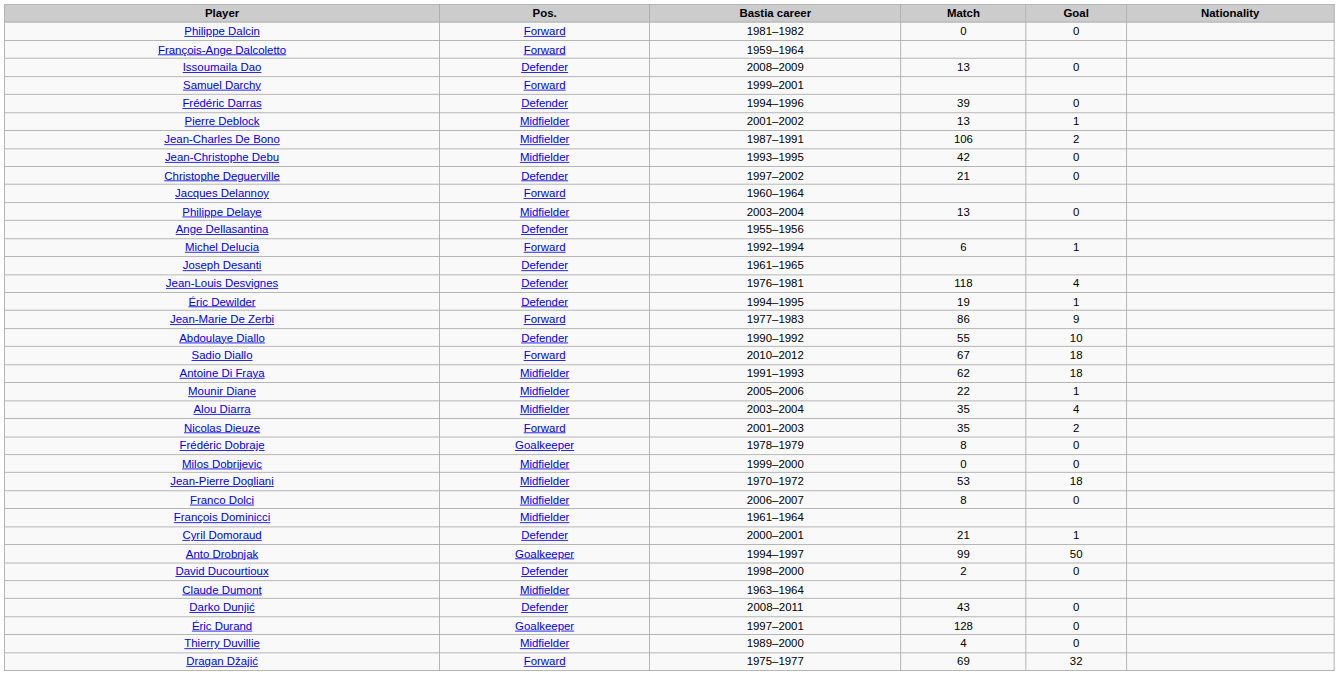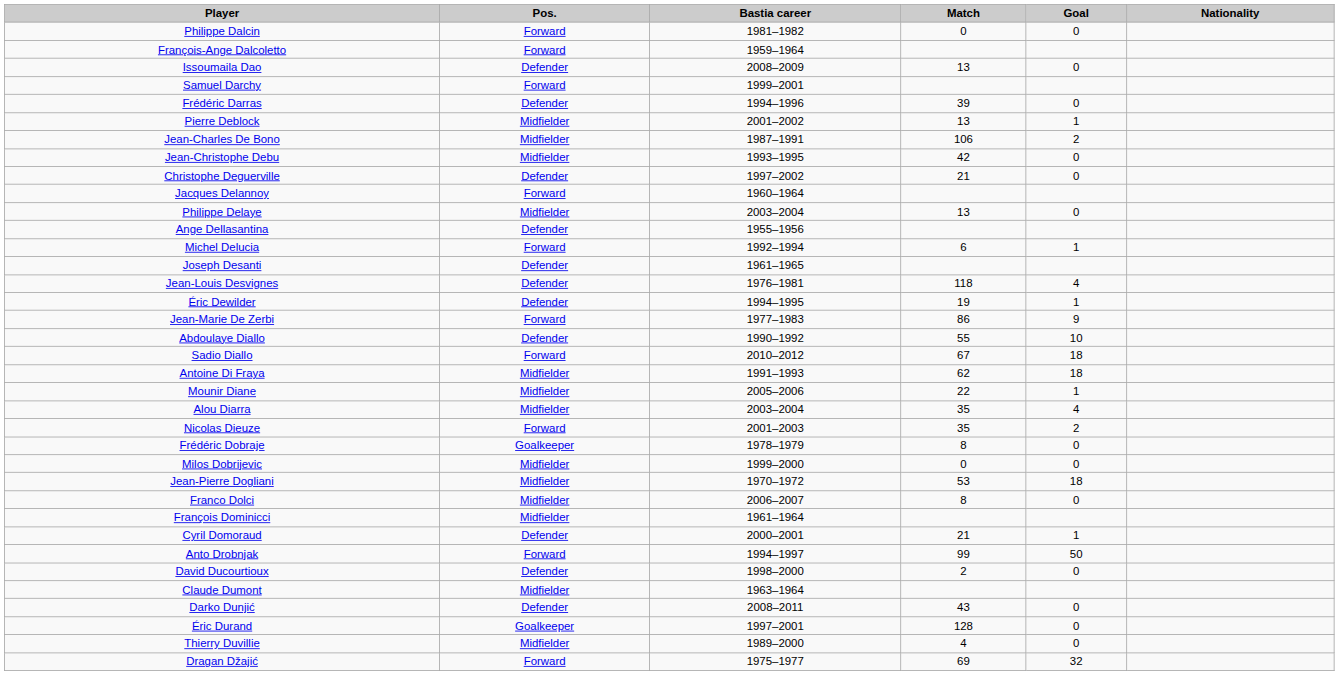(545, 553) Goalkeeper -> (545, 553) Forward
